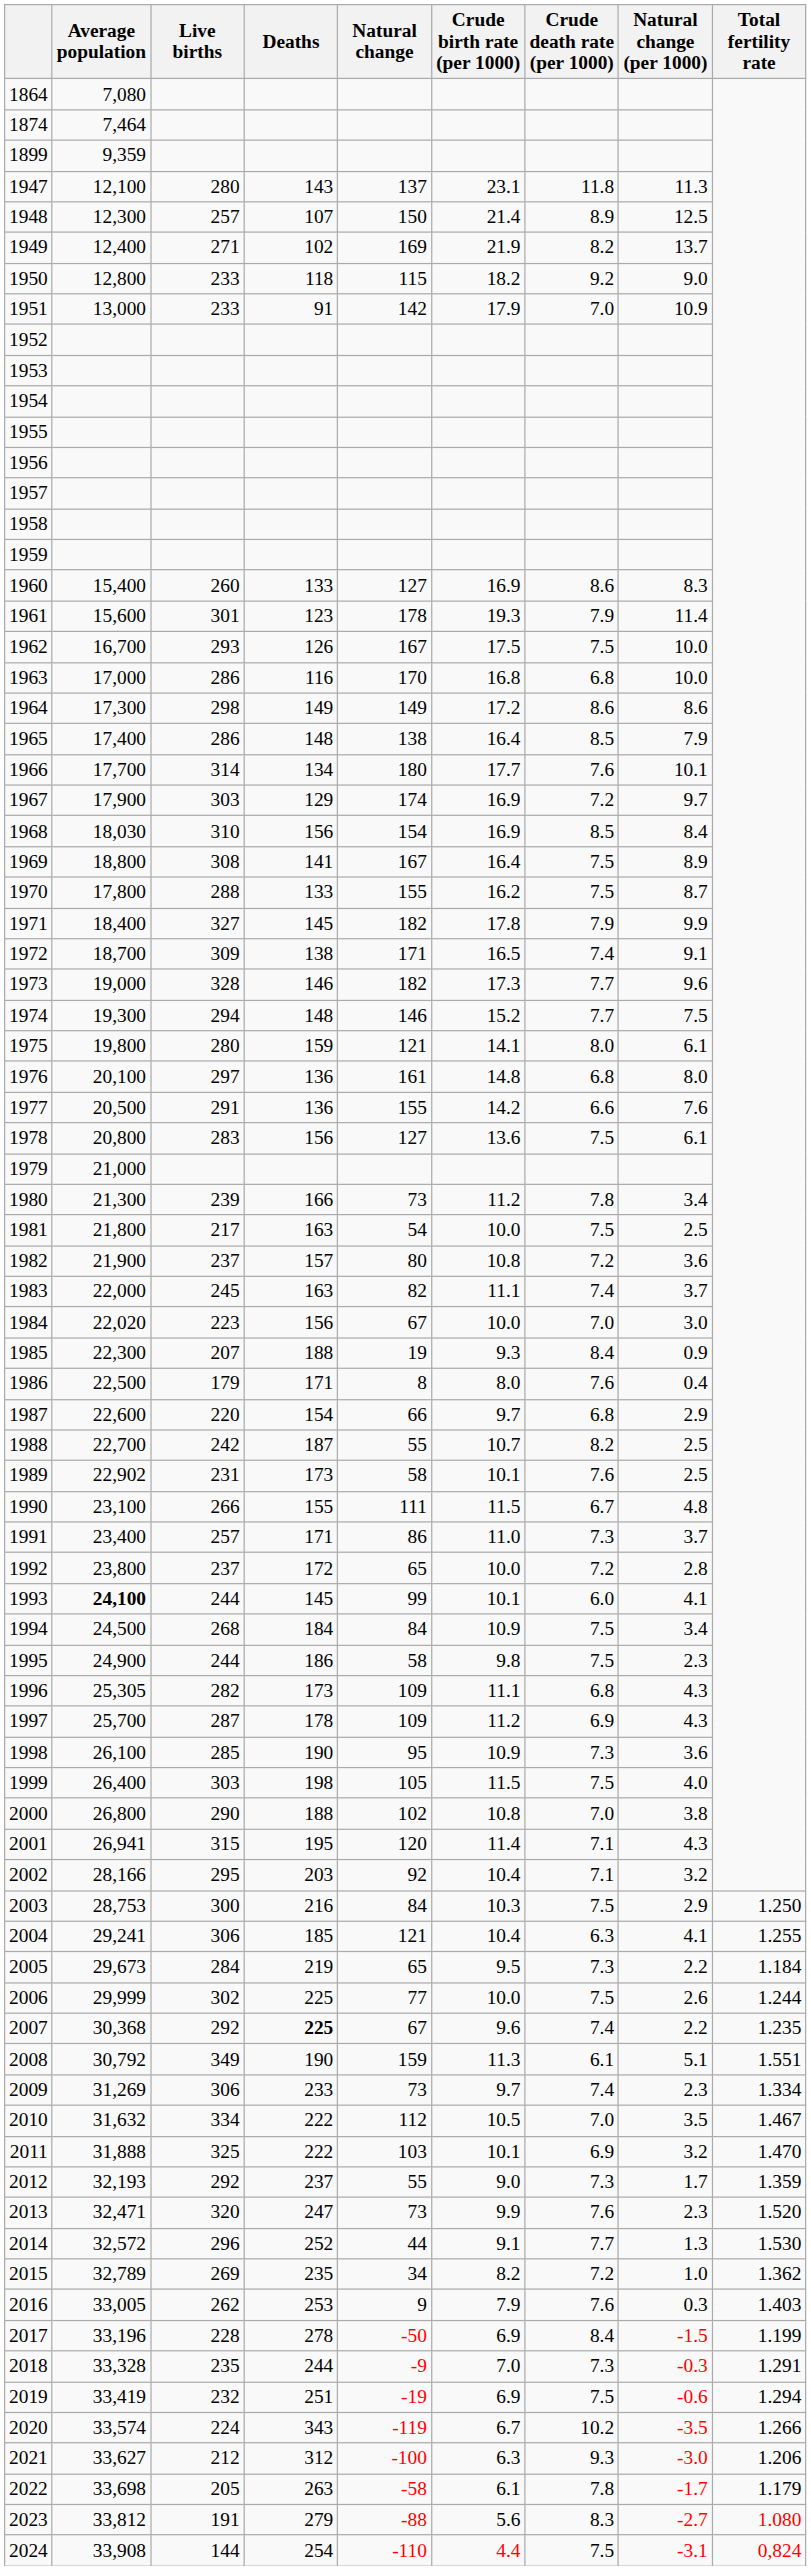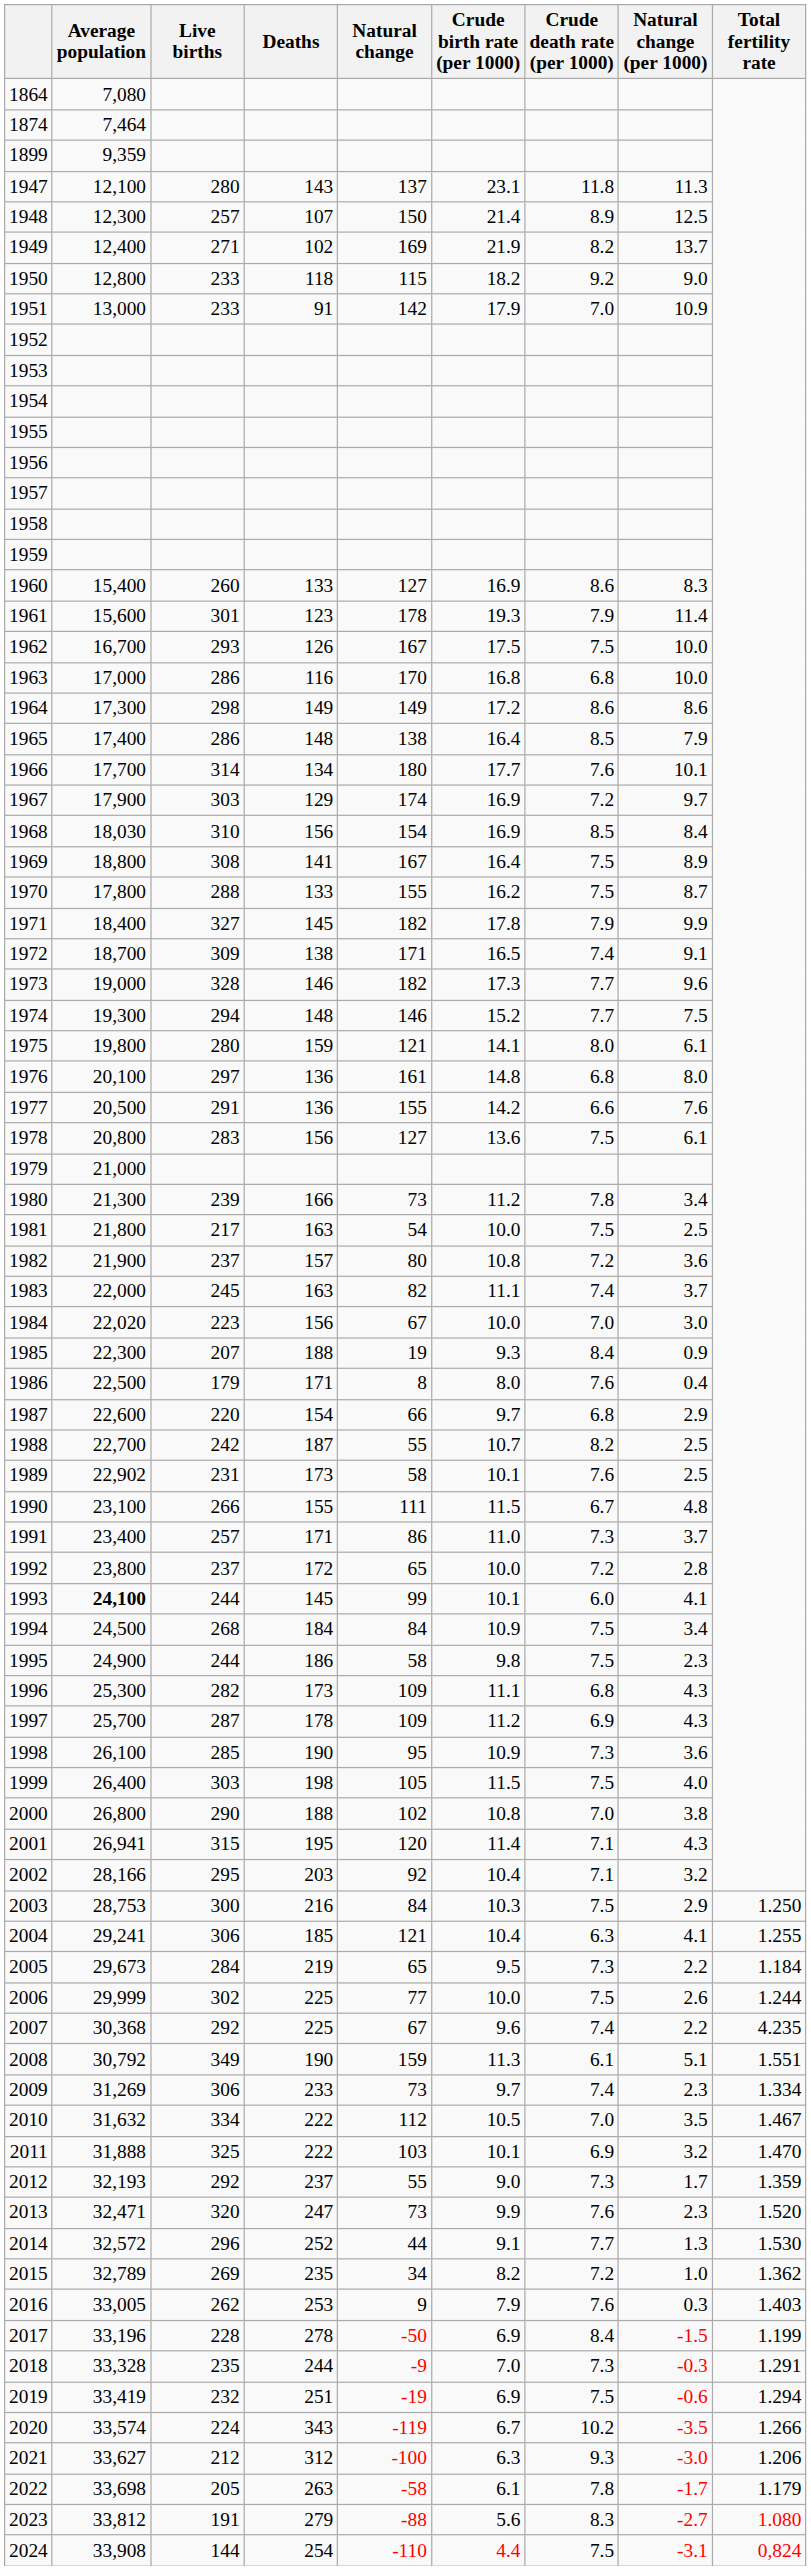(119, 1690) 25,305 -> (119, 1690) 25,300
(319, 2028) bold -> (319, 2028) normal
(780, 2028) 1.235 -> (780, 2028) 4.235
